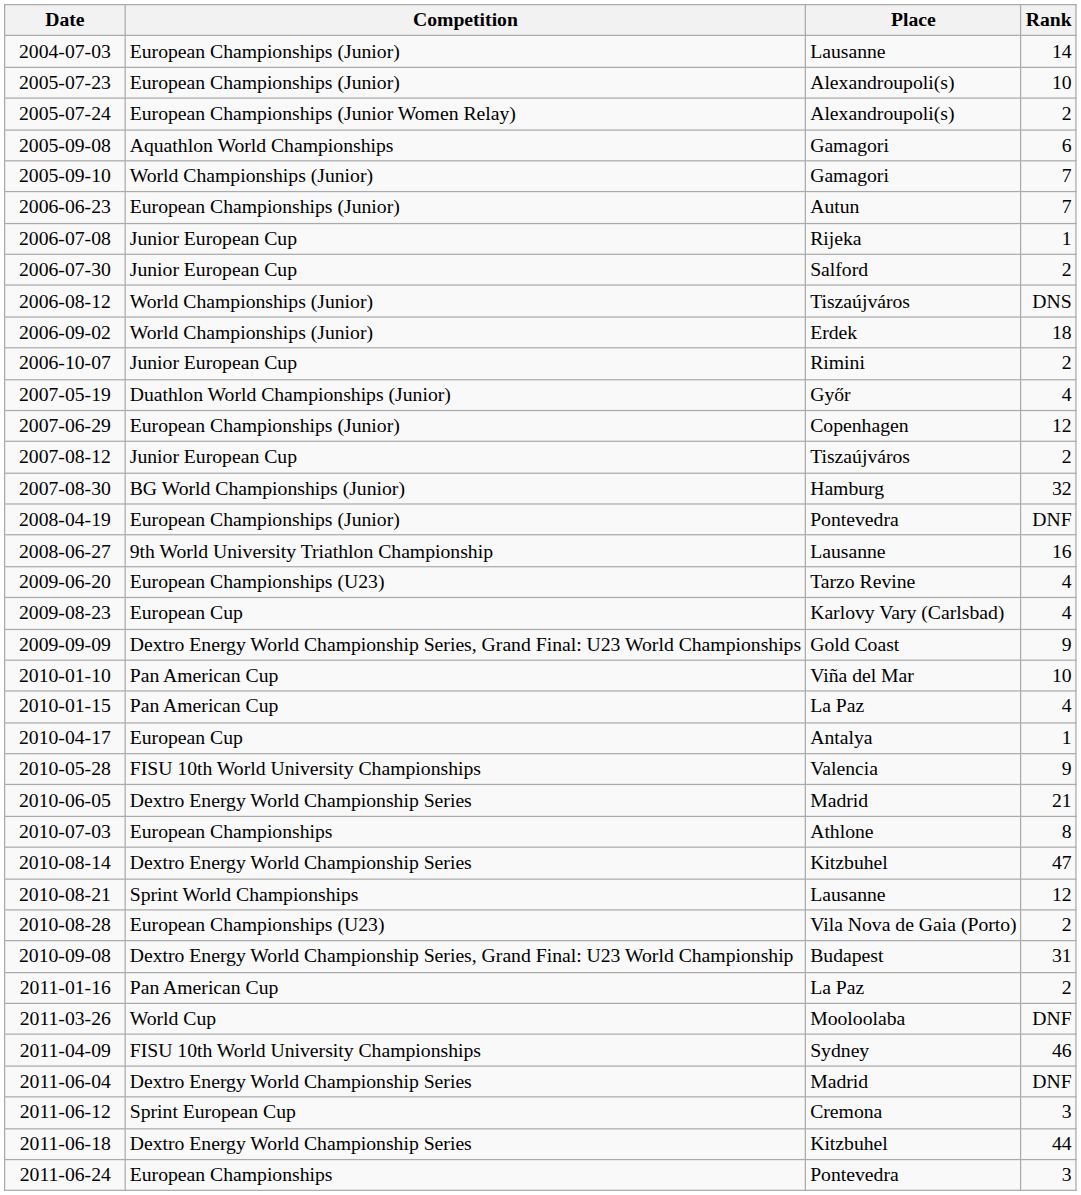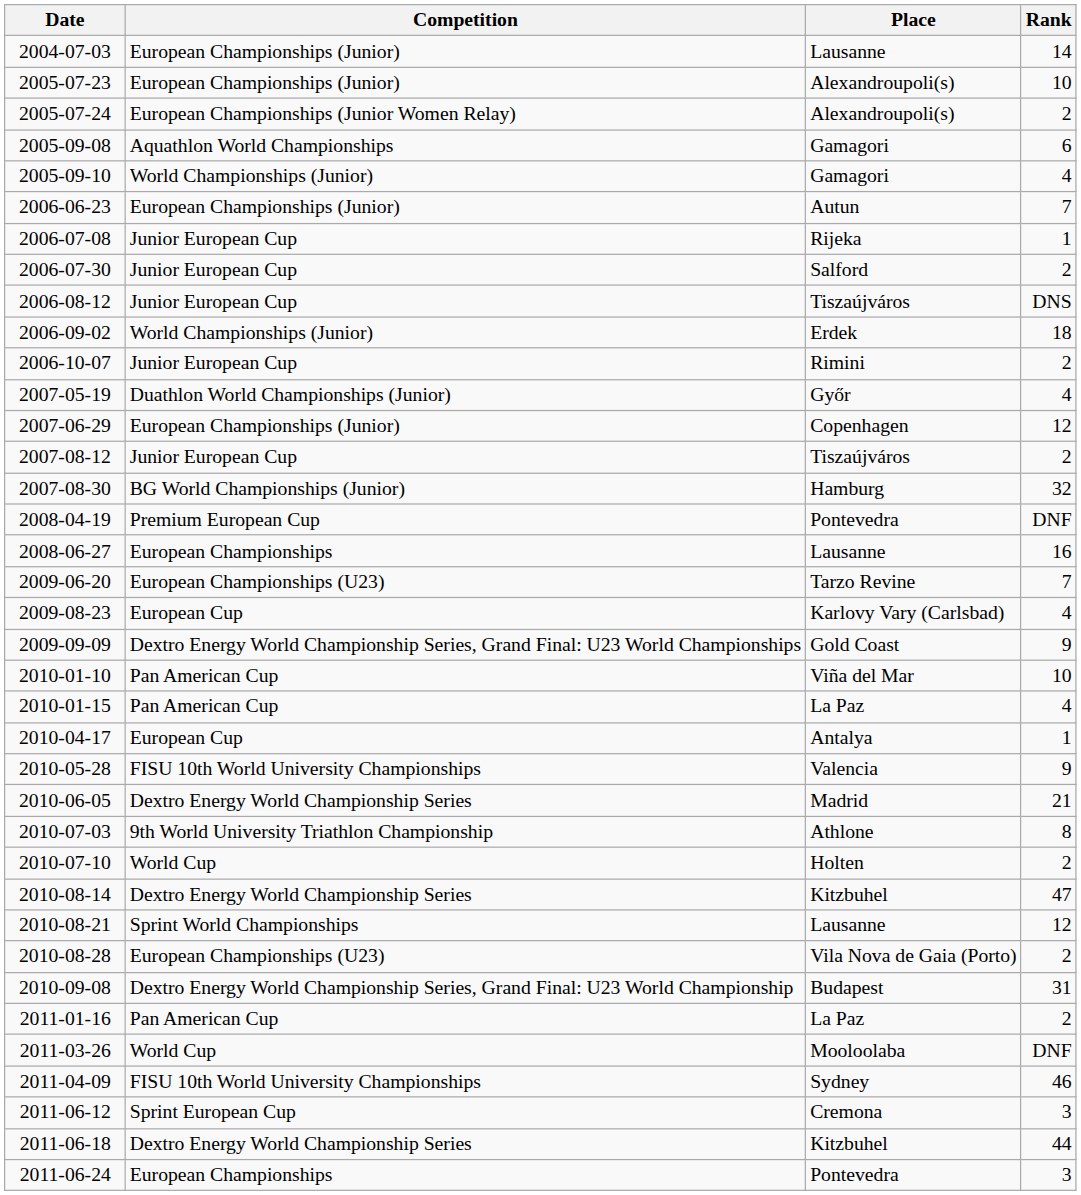(1067, 176) 7 -> (1067, 176) 4
(251, 301) World Championships (Junior) -> (213, 301) Junior European Cup
(265, 519) European Championships (Junior) -> (225, 519) Premium European Cup
(311, 550) 9th World University Triathlon Championship -> (231, 550) European Championships
(1067, 581) 4 -> (1067, 581) 7
(231, 831) European Championships -> (311, 831) 9th World University Triathlon Championship
+ row: (65, 862)
- row: (65, 1081)
